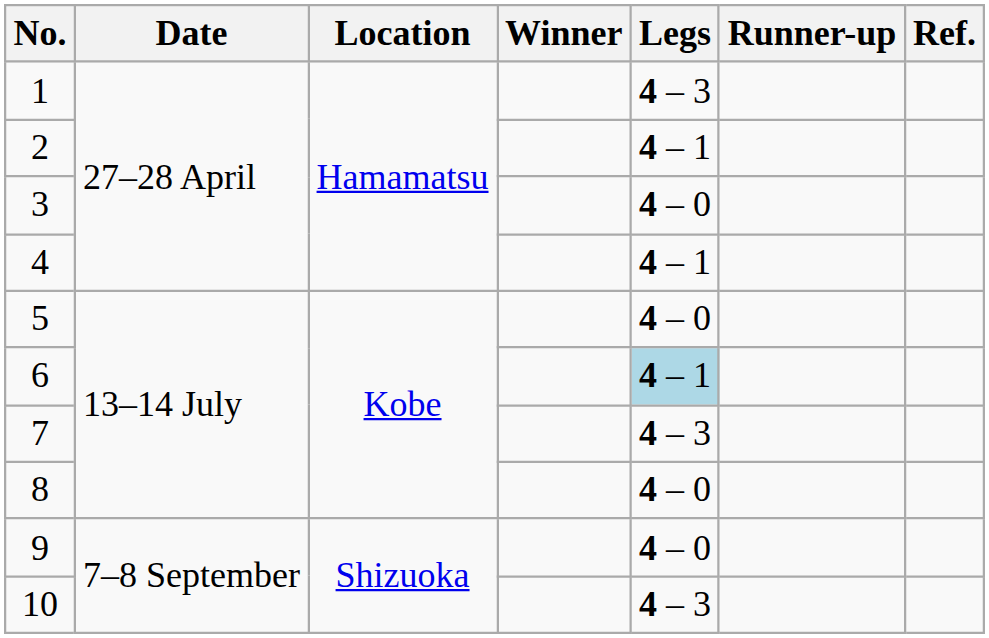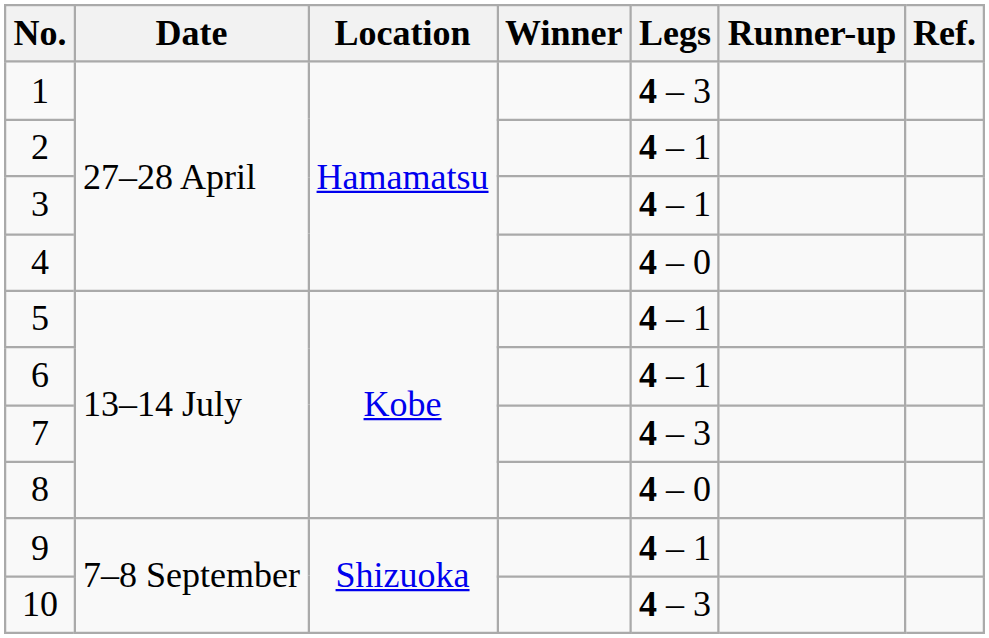(675, 204) 4 – 0 -> (675, 204) 4 – 1
(675, 261) 4 – 1 -> (675, 261) 4 – 0
(675, 318) 4 – 0 -> (675, 318) 4 – 1
(675, 375) lightblue background -> (675, 375) no background
(675, 546) 4 – 0 -> (675, 546) 4 – 1
